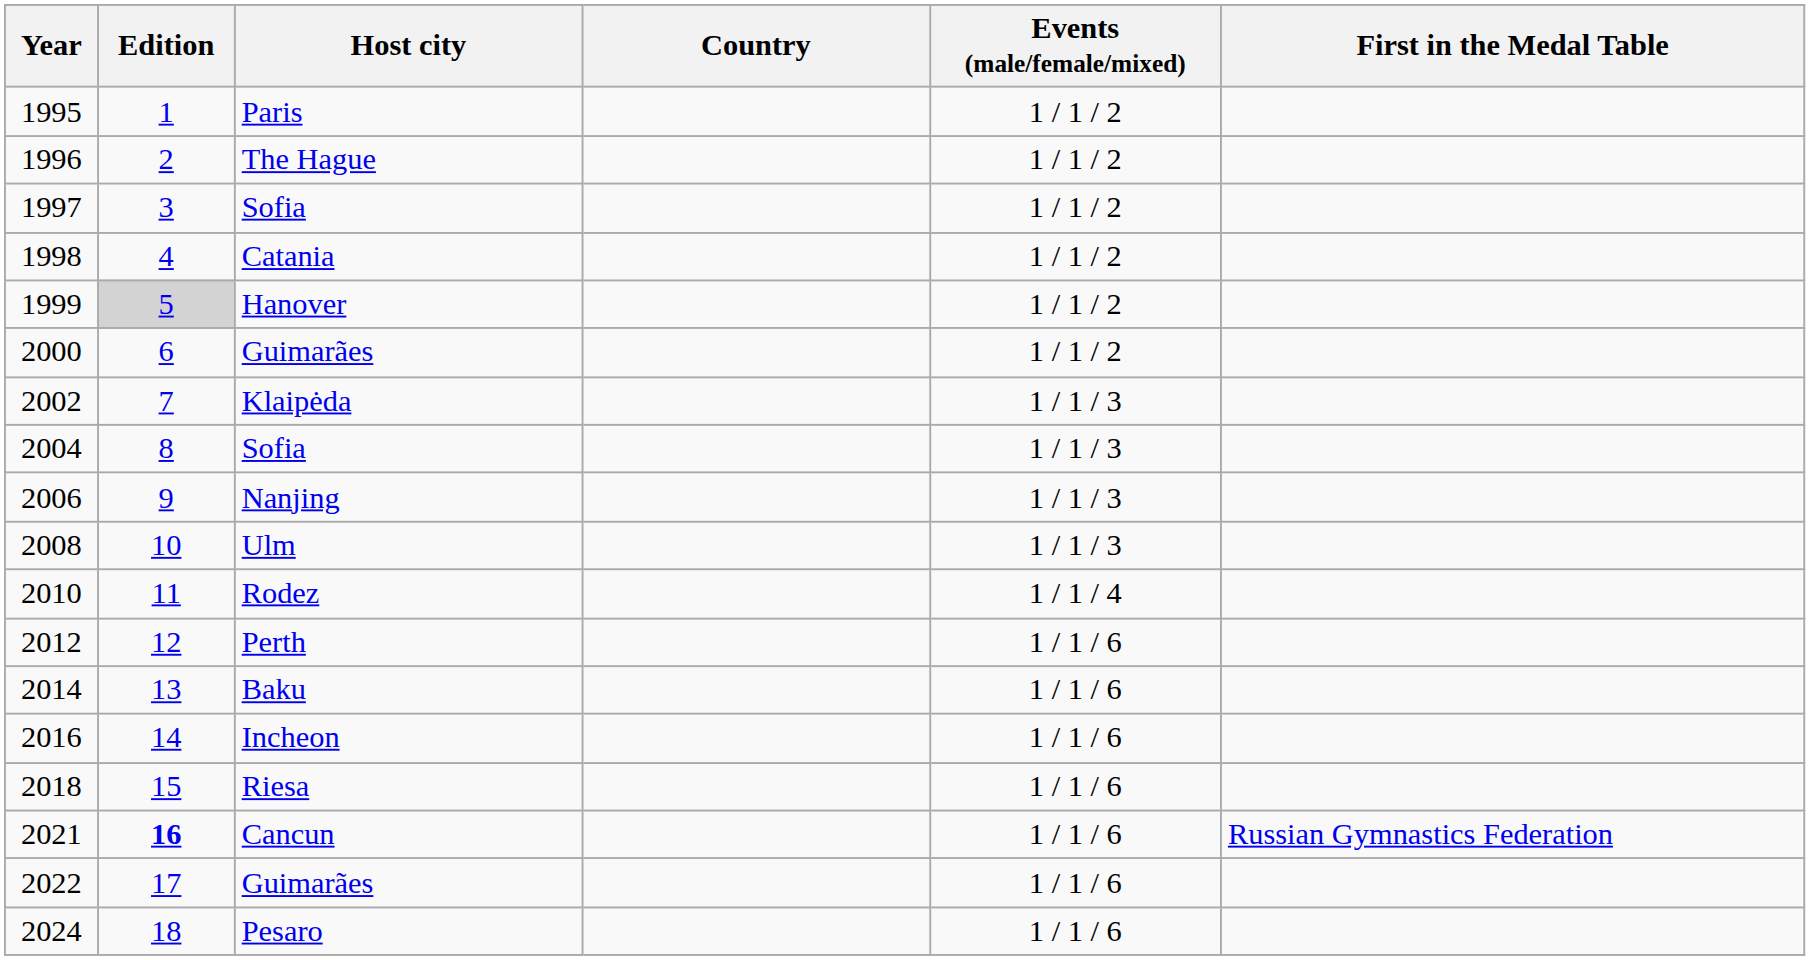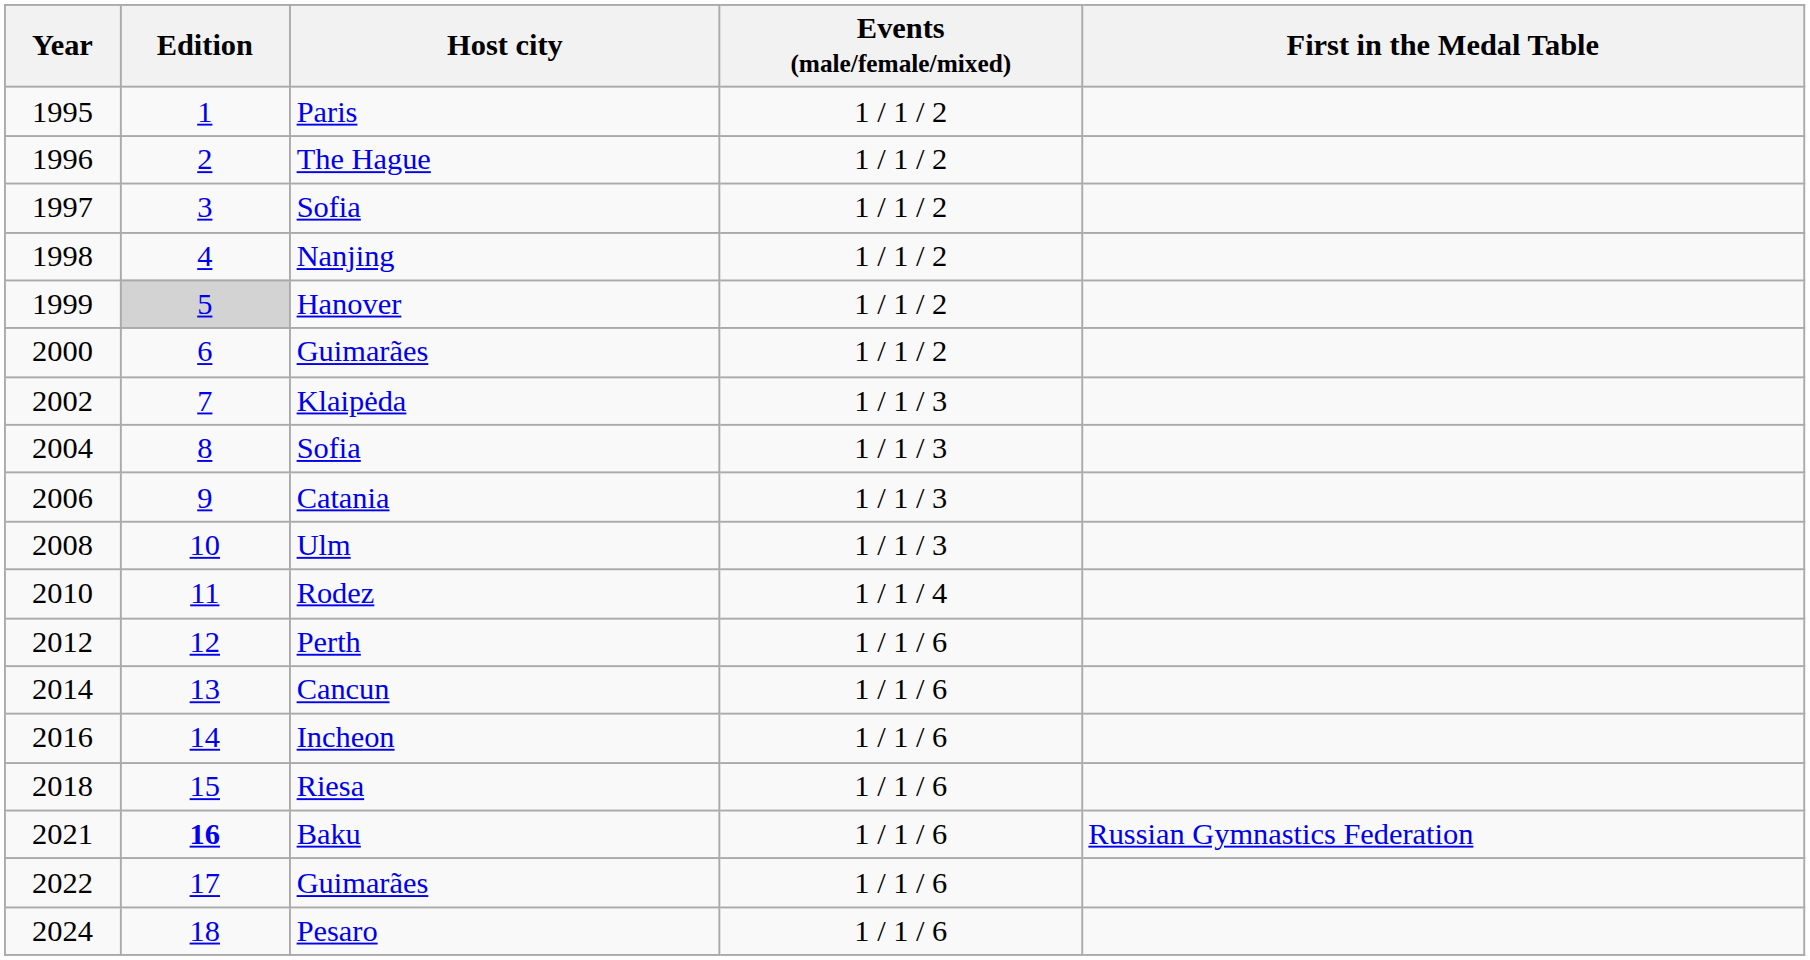- column: (756, 45)
(288, 255) Catania -> (346, 255) Nanjing
(291, 496) Nanjing -> (343, 496) Catania
(274, 689) Baku -> (343, 689) Cancun
(288, 834) Cancun -> (329, 834) Baku
